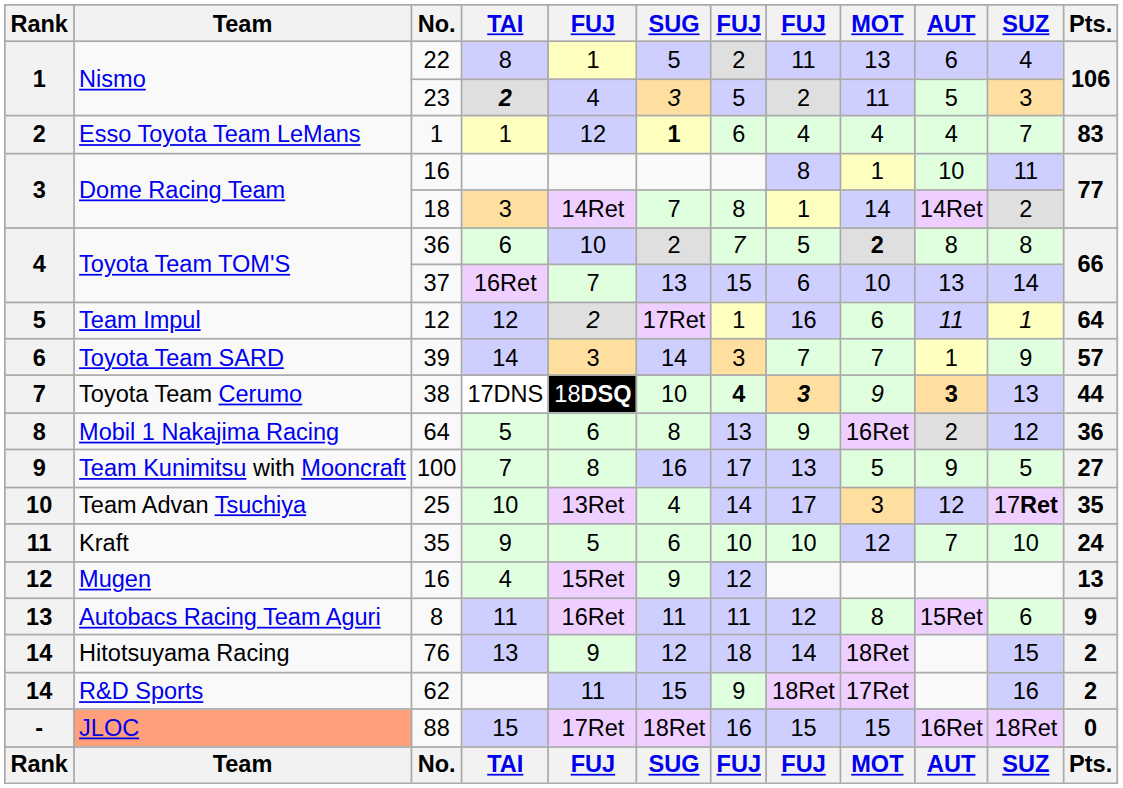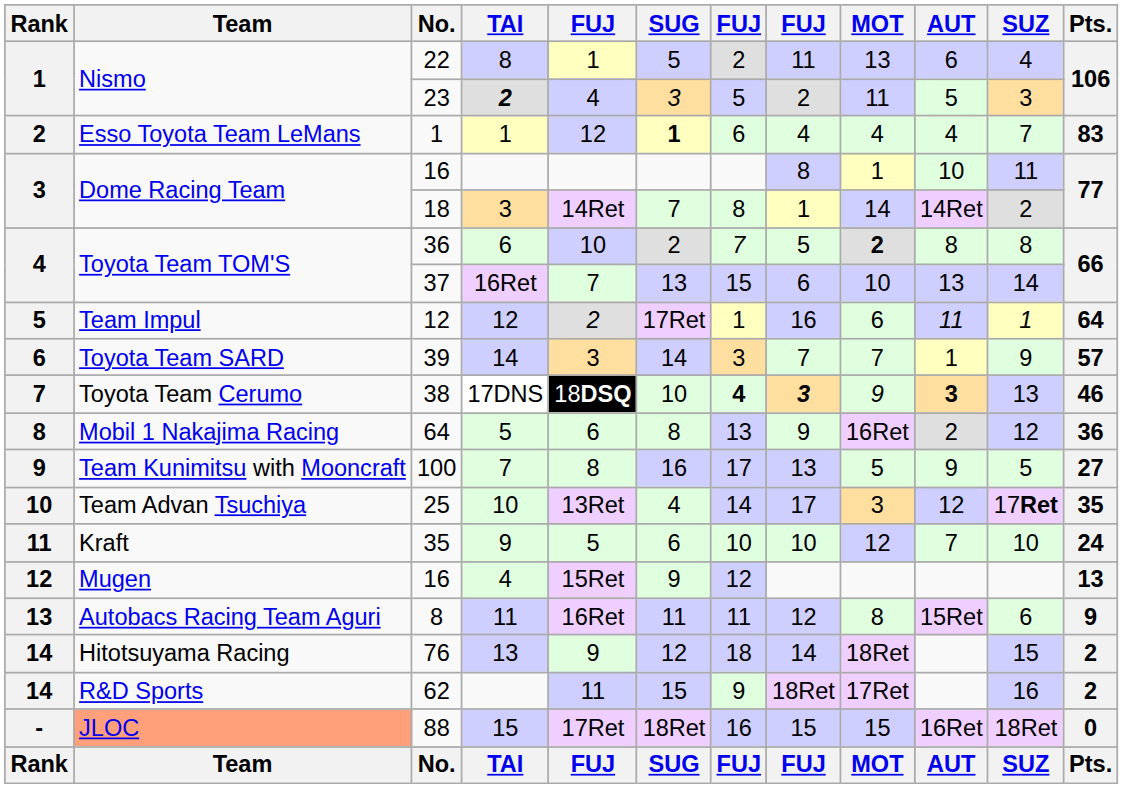(1091, 394) 44 -> (1091, 394) 46
